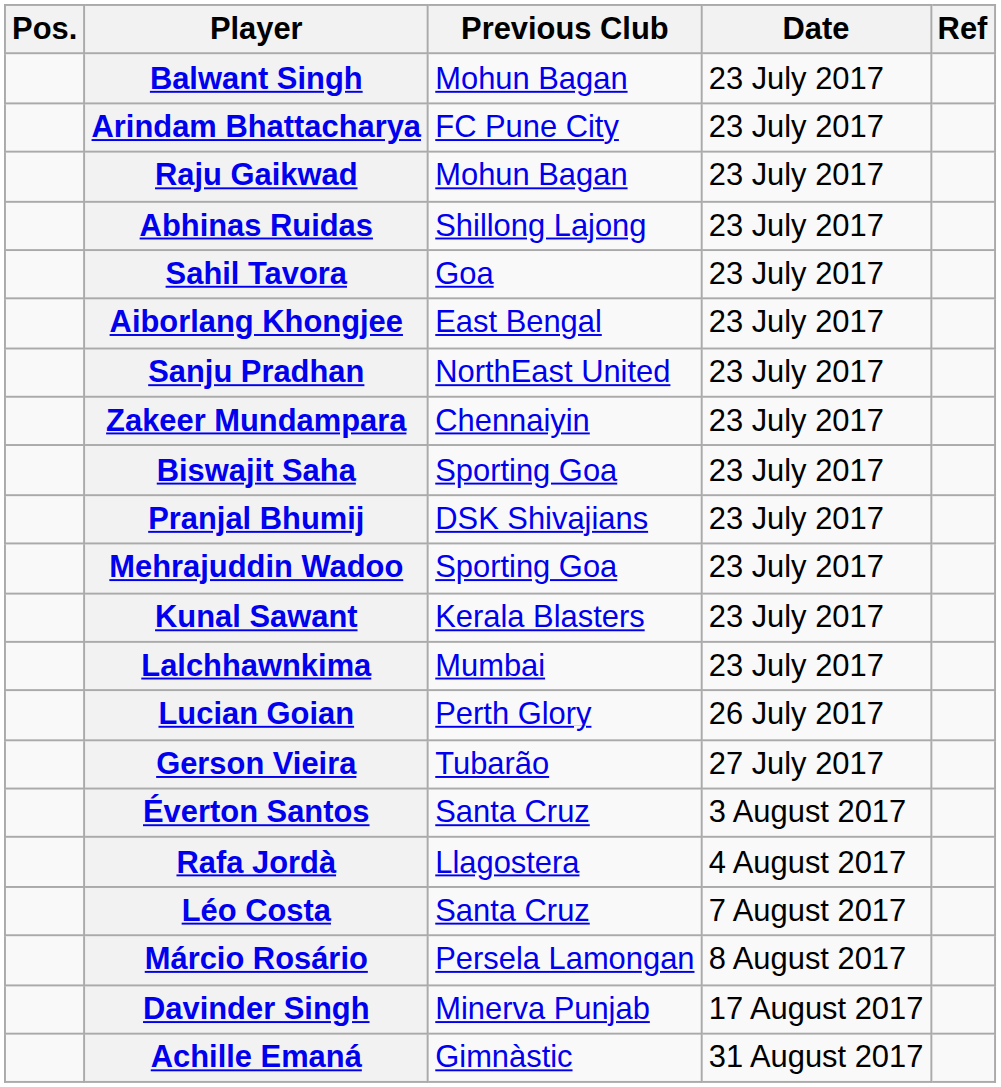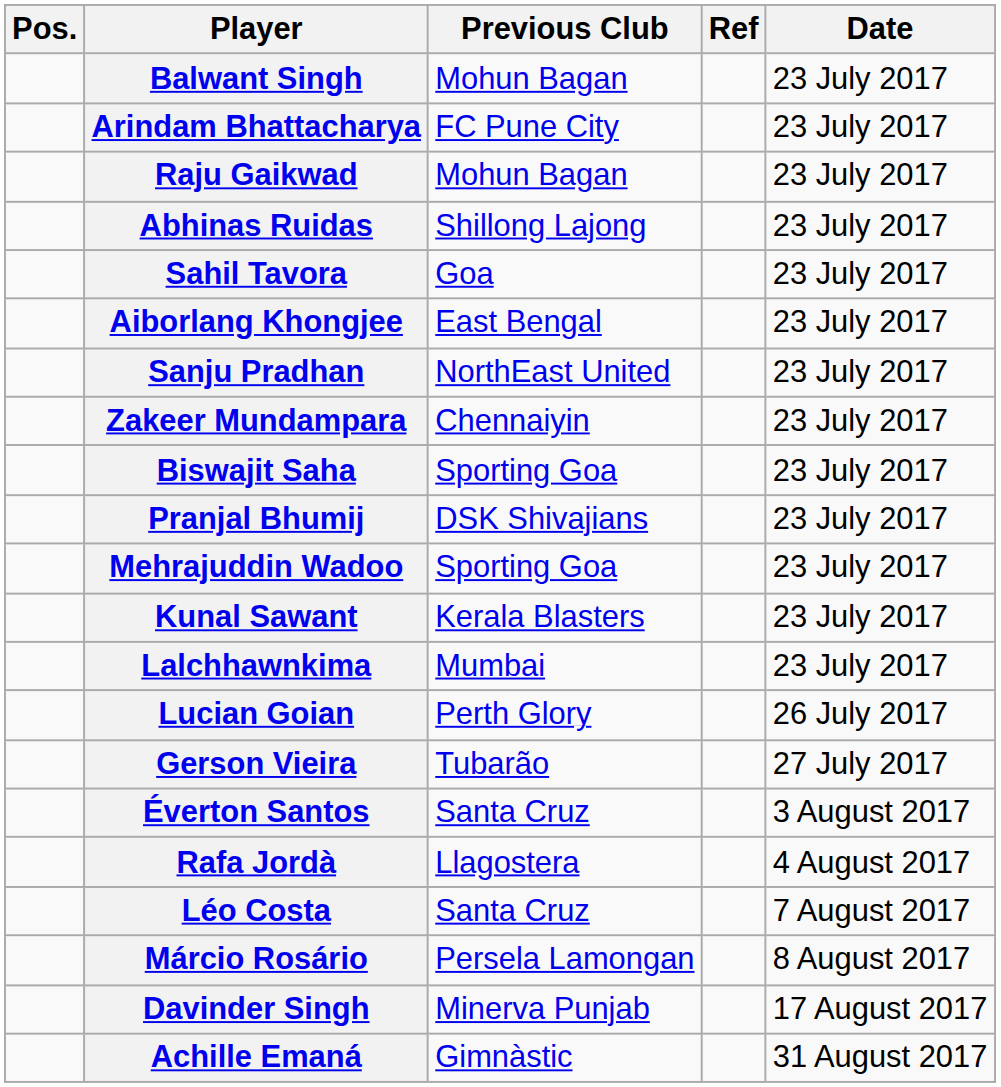columns swapped: (816, 28) <-> (962, 28)
